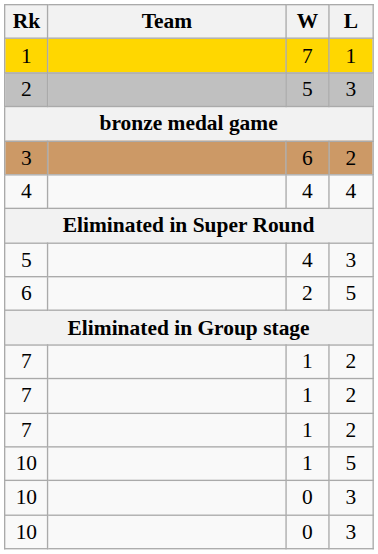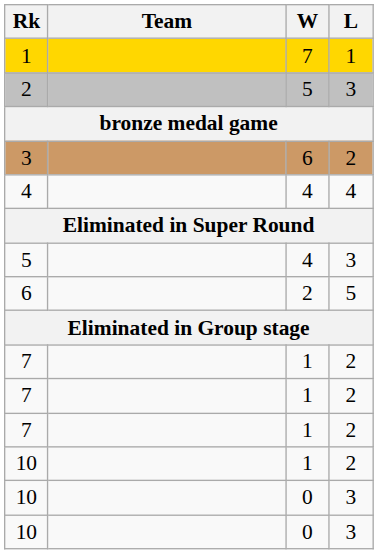(351, 463) 5 -> (351, 463) 2
